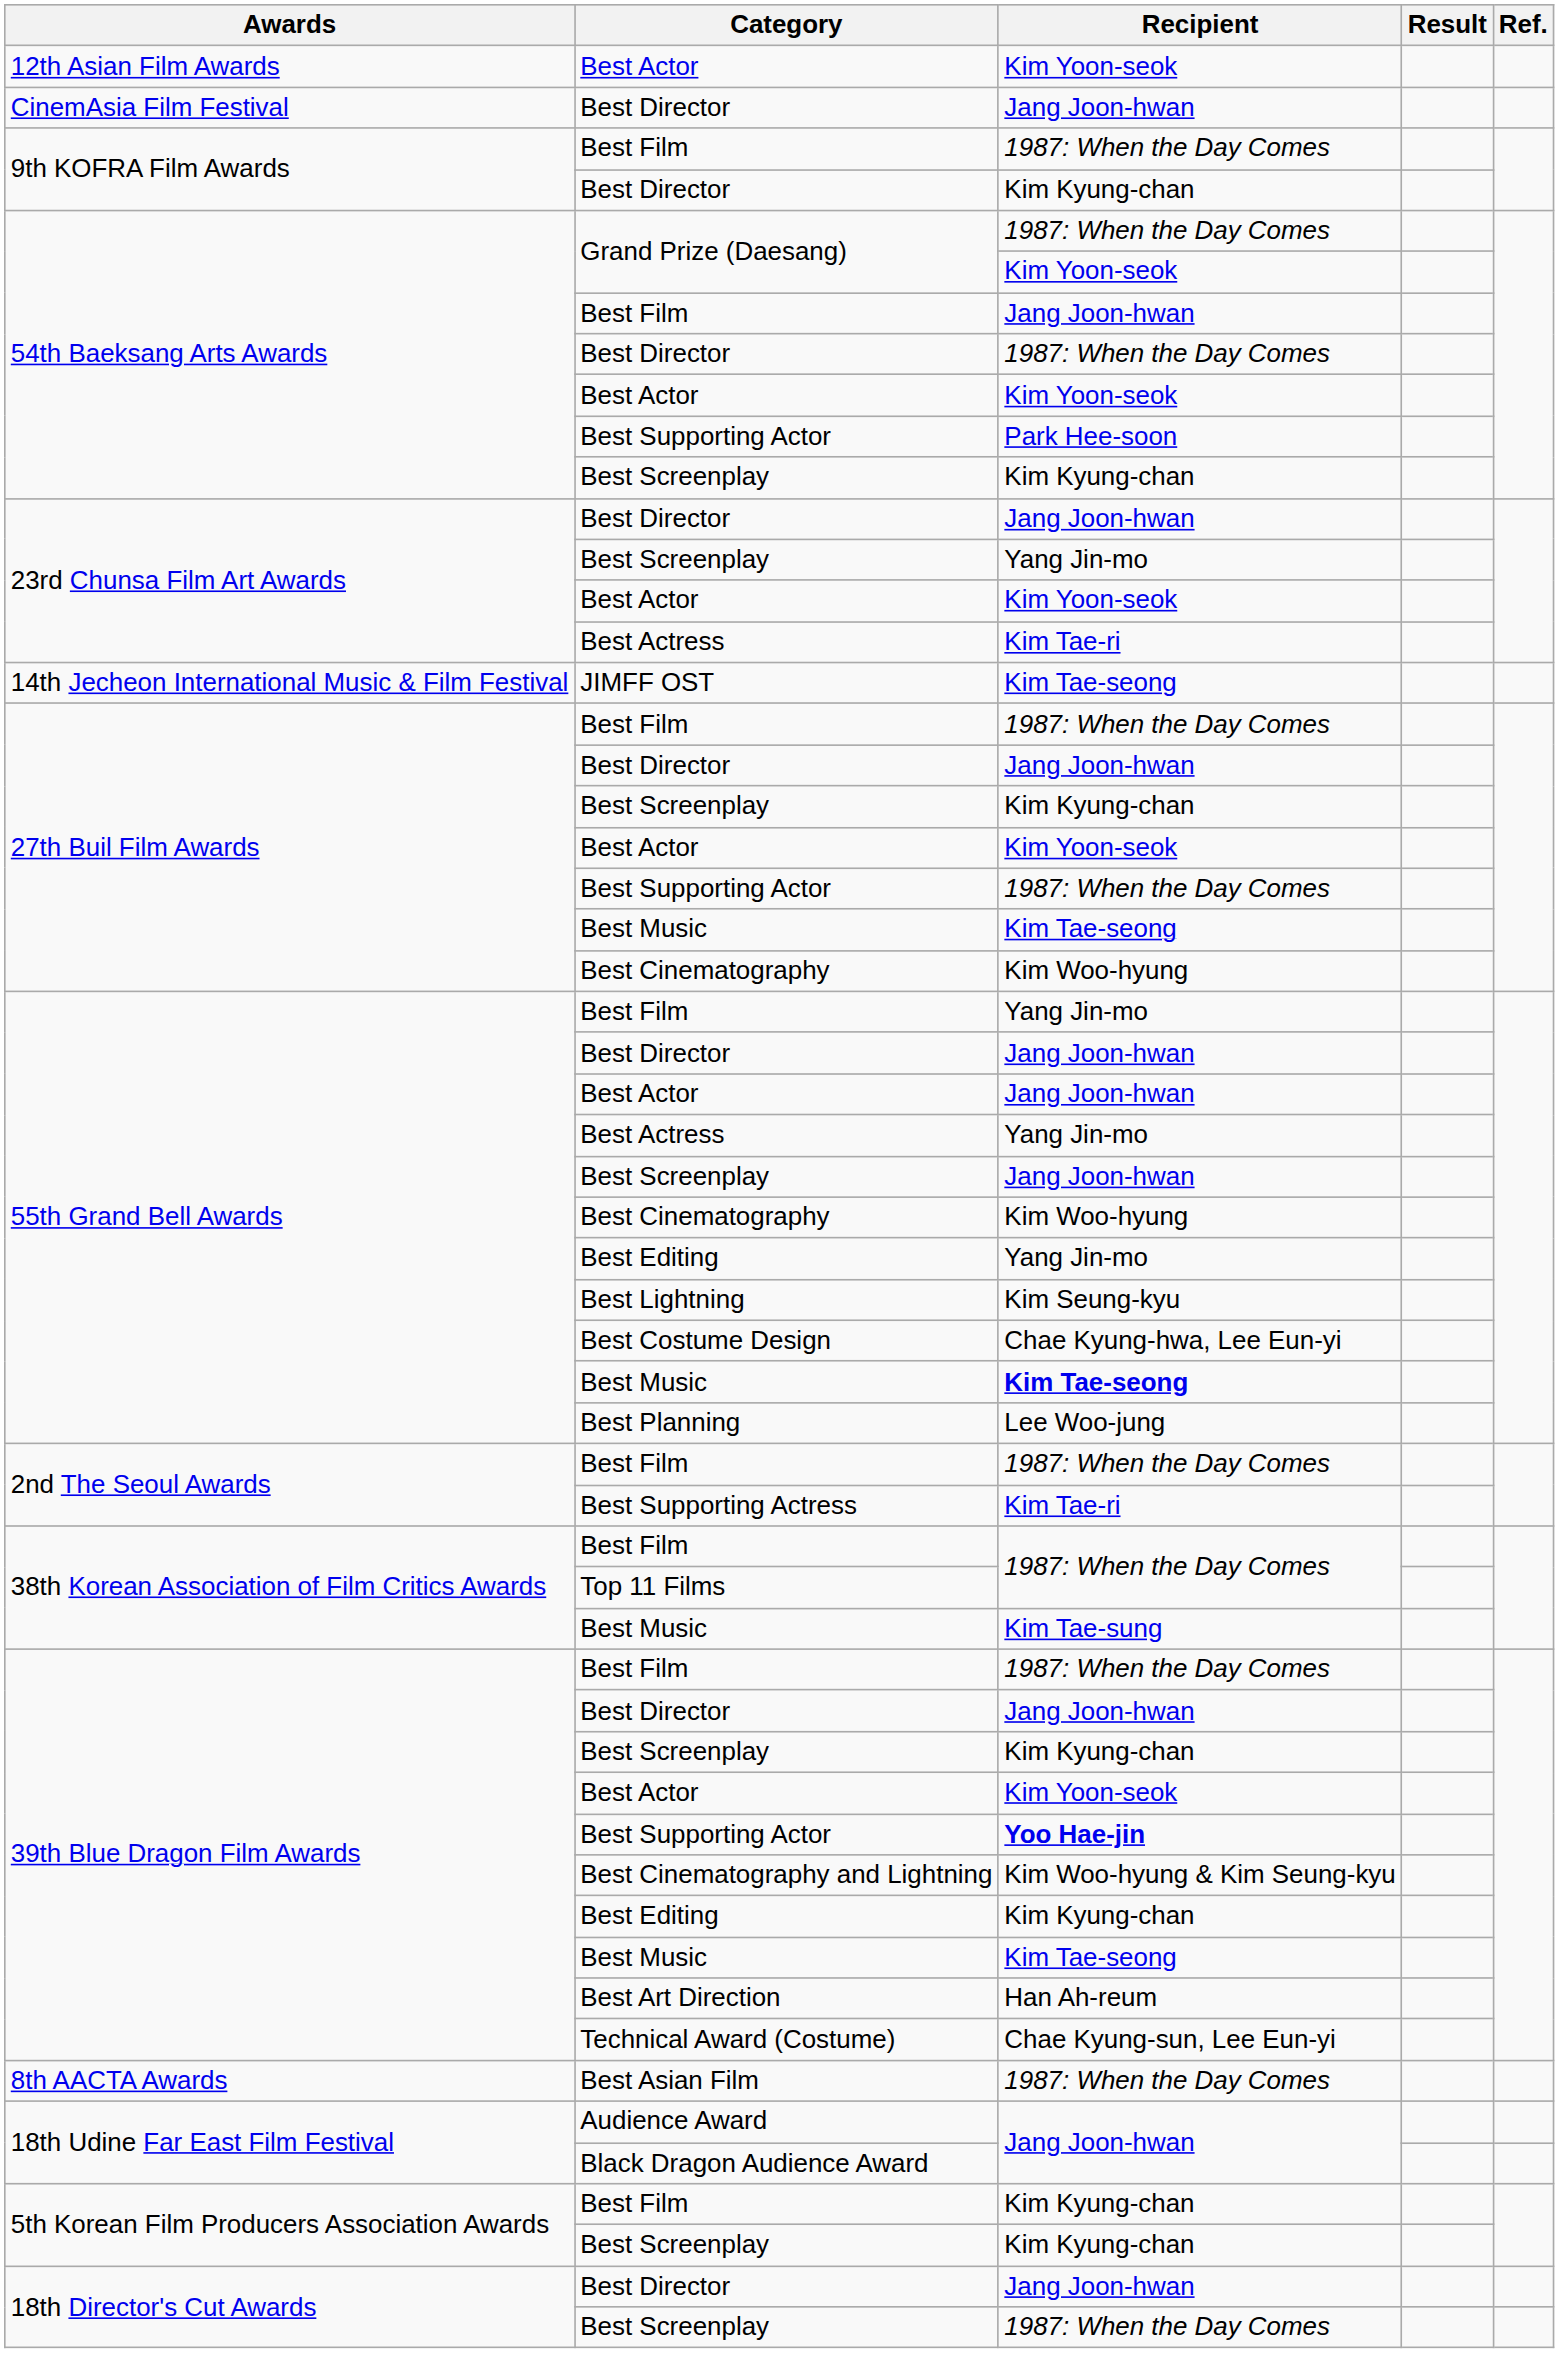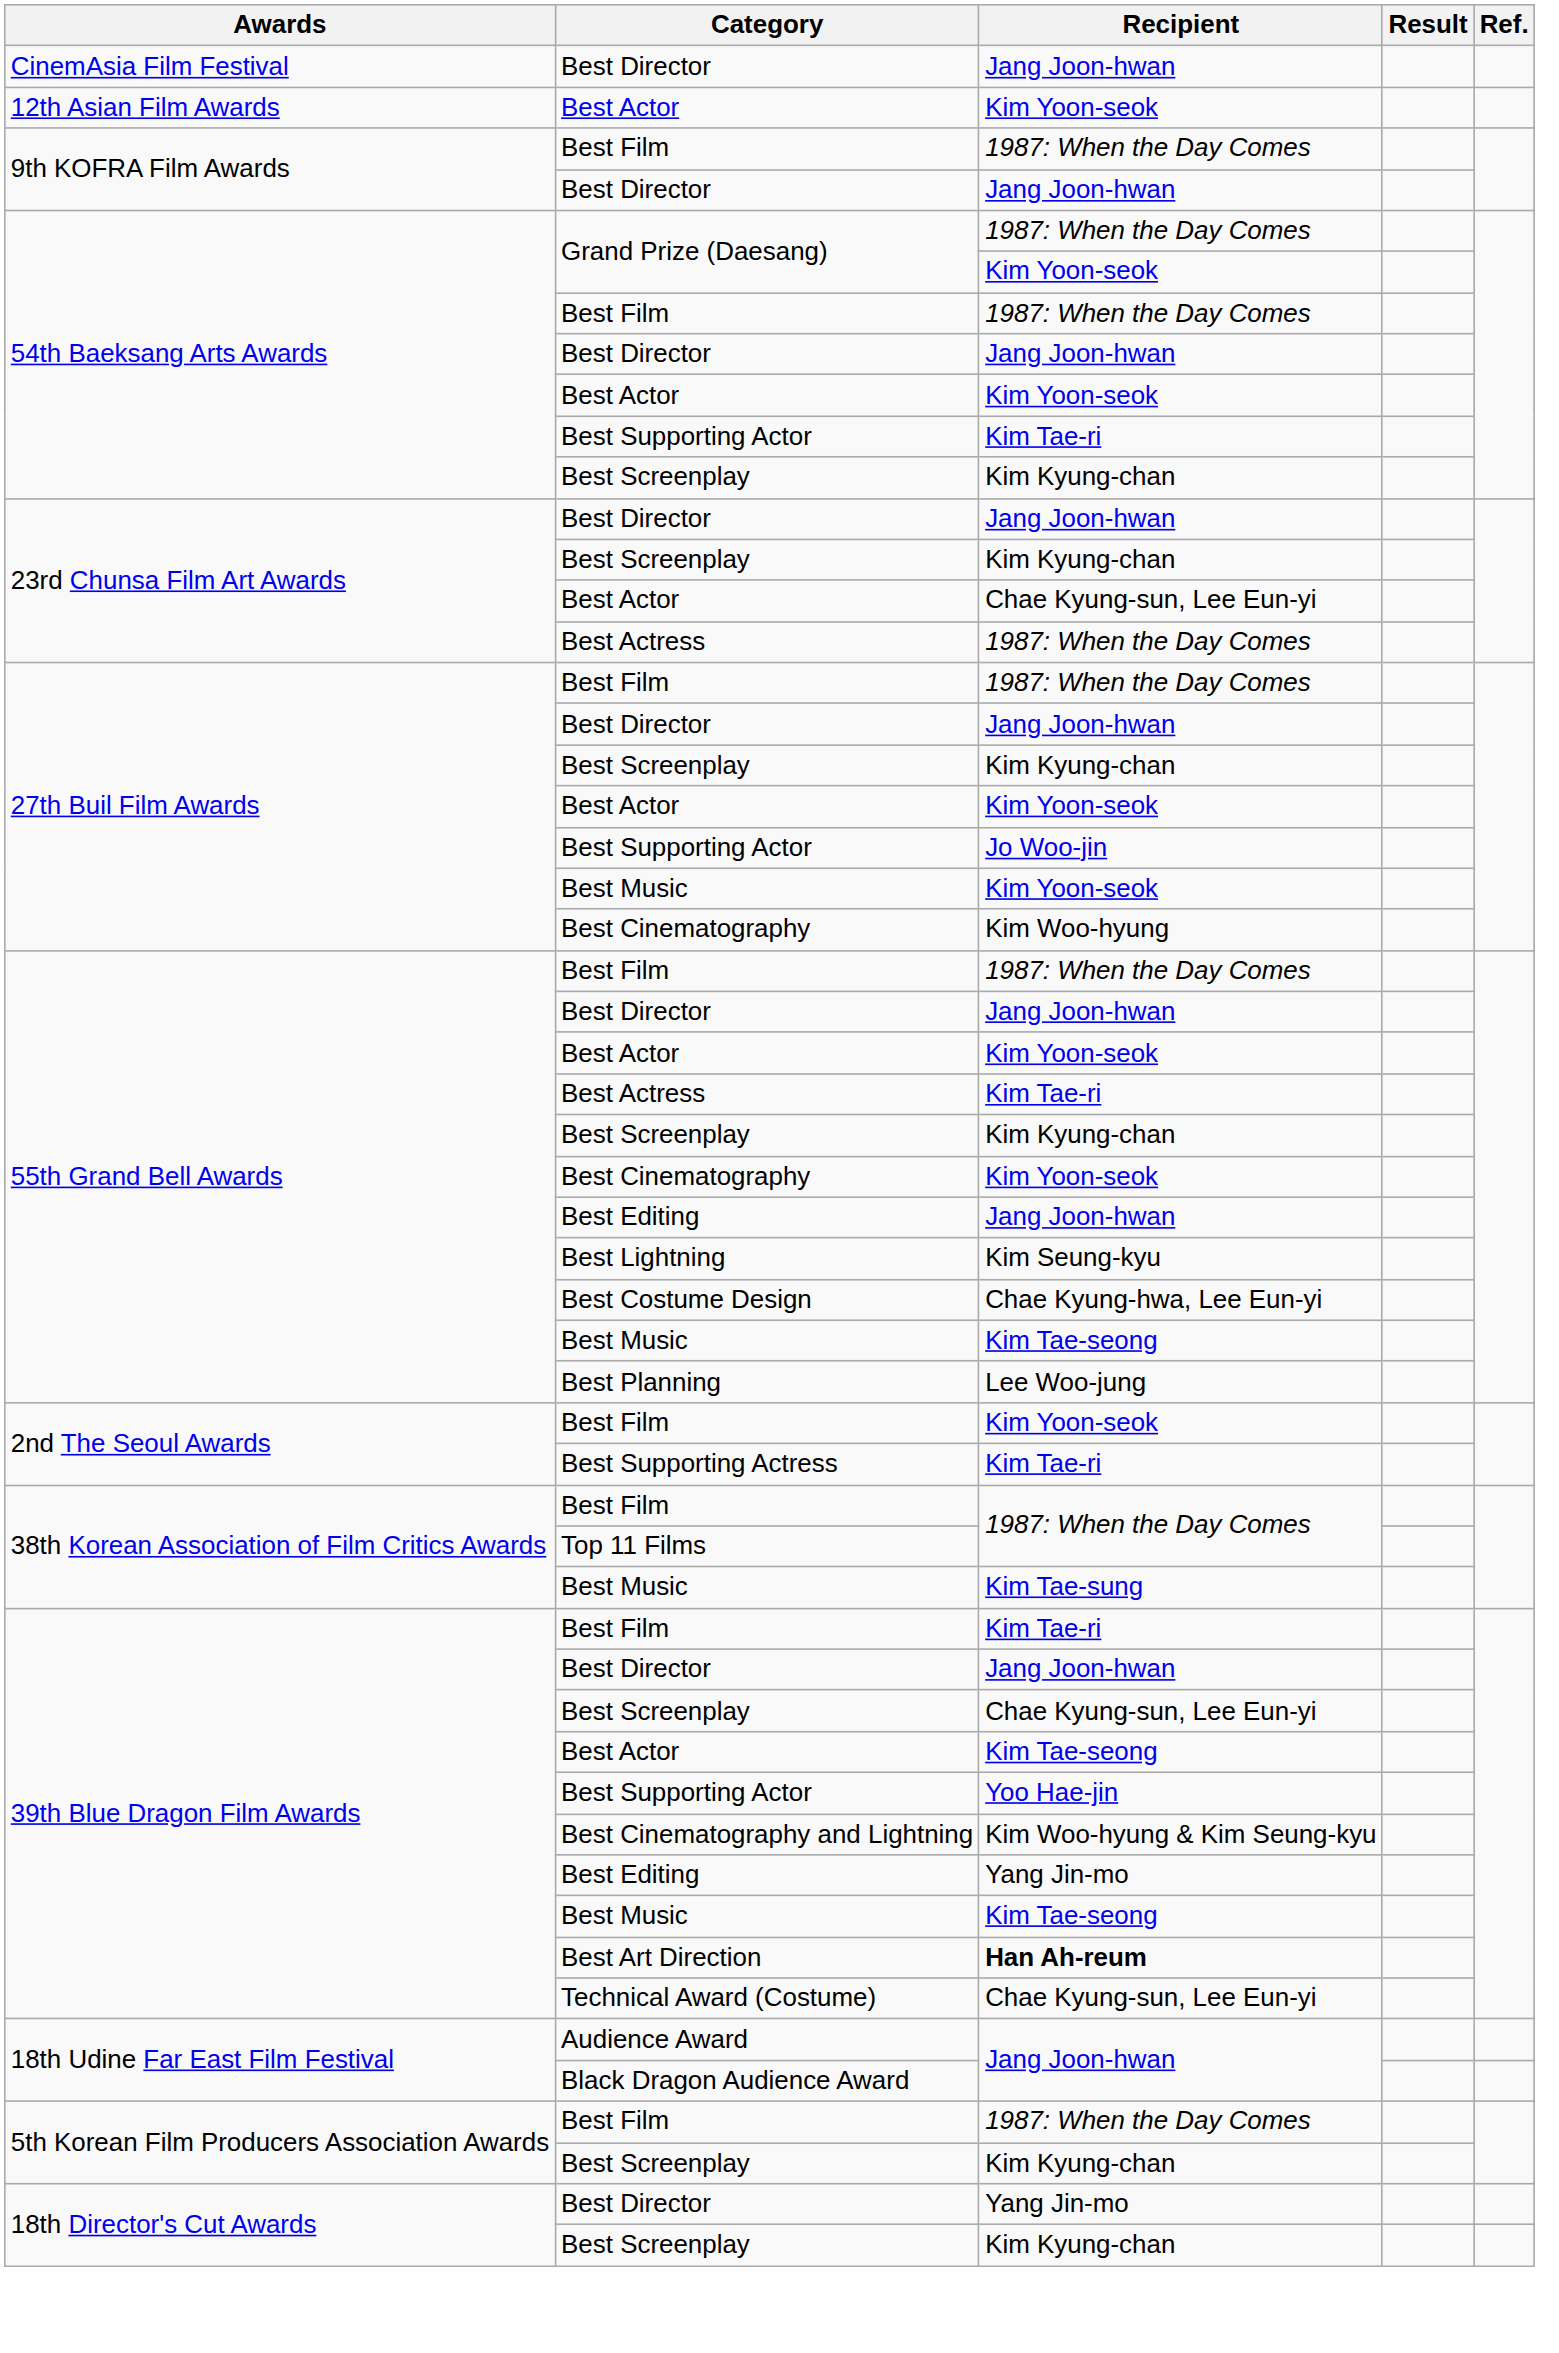rows swapped: (145, 66) <-> (150, 107)
(1099, 189) Kim Kyung-chan -> (1080, 189) Jang Joon-hwan
(1099, 312) Jang Joon-hwan -> (1148, 312) 1987: When the Day Comes
(1167, 353) 1987: When the Day Comes -> (1080, 353) Jang Joon-hwan
(1091, 436) Park Hee-soon -> (1043, 436) Kim Tae-ri
(1076, 559) Yang Jin-mo -> (1080, 559) Kim Kyung-chan
(1091, 600) Kim Yoon-seok -> (1151, 600) Chae Kyung-sun, Lee Eun-yi
(1062, 641) Kim Tae-ri -> (1148, 641) 1987: When the Day Comes
- row: (290, 682)
(1167, 888) 1987: When the Day Comes -> (1046, 847) Jo Woo-jin
(1091, 929) Kim Tae-seong -> (1072, 888) Kim Yoon-seok
(1076, 1011) Yang Jin-mo -> (1148, 970) 1987: When the Day Comes
(1099, 1093) Jang Joon-hwan -> (1072, 1052) Kim Yoon-seok
(1076, 1134) Yang Jin-mo -> (1043, 1093) Kim Tae-ri
(1099, 1176) Jang Joon-hwan -> (1080, 1134) Kim Kyung-chan
(1096, 1217) Kim Woo-hyung -> (1072, 1176) Kim Yoon-seok
(1076, 1258) Yang Jin-mo -> (1080, 1217) Jang Joon-hwan
(1096, 1381) bold -> (1071, 1340) normal
(1167, 1463) 1987: When the Day Comes -> (1072, 1422) Kim Yoon-seok
(1167, 1669) 1987: When the Day Comes -> (1043, 1628) Kim Tae-ri
(1099, 1751) Kim Kyung-chan -> (1151, 1710) Chae Kyung-sun, Lee Eun-yi
(1091, 1792) Kim Yoon-seok -> (1071, 1751) Kim Tae-seong
(1075, 1833) bold -> (1052, 1792) normal
(1099, 1915) Kim Kyung-chan -> (1057, 1874) Yang Jin-mo
(1081, 1998) normal -> (1066, 1957) bold
- row: (119, 2080)
(1099, 2203) Kim Kyung-chan -> (1148, 2121) 1987: When the Day Comes
(1099, 2285) Jang Joon-hwan -> (1057, 2203) Yang Jin-mo
(1167, 2327) 1987: When the Day Comes -> (1080, 2244) Kim Kyung-chan
